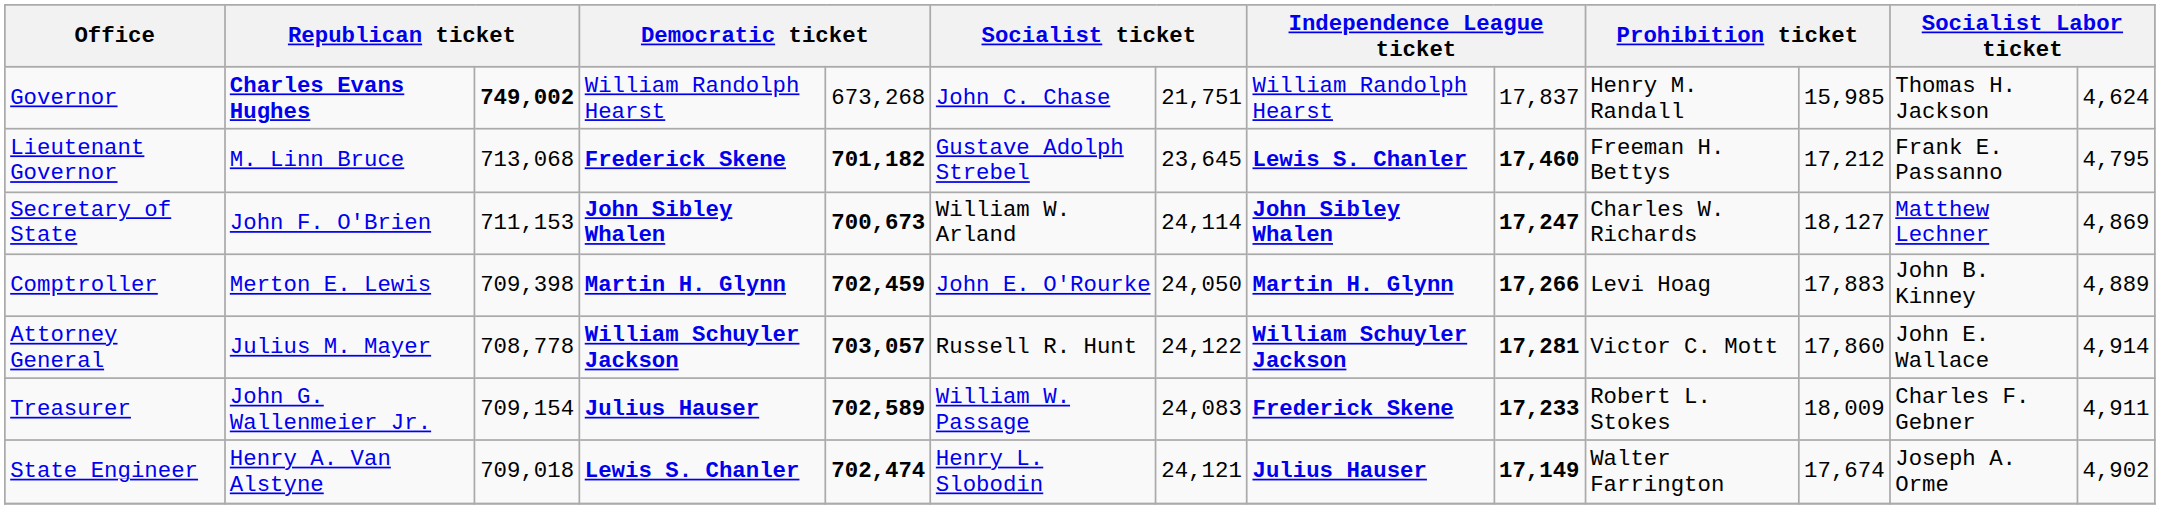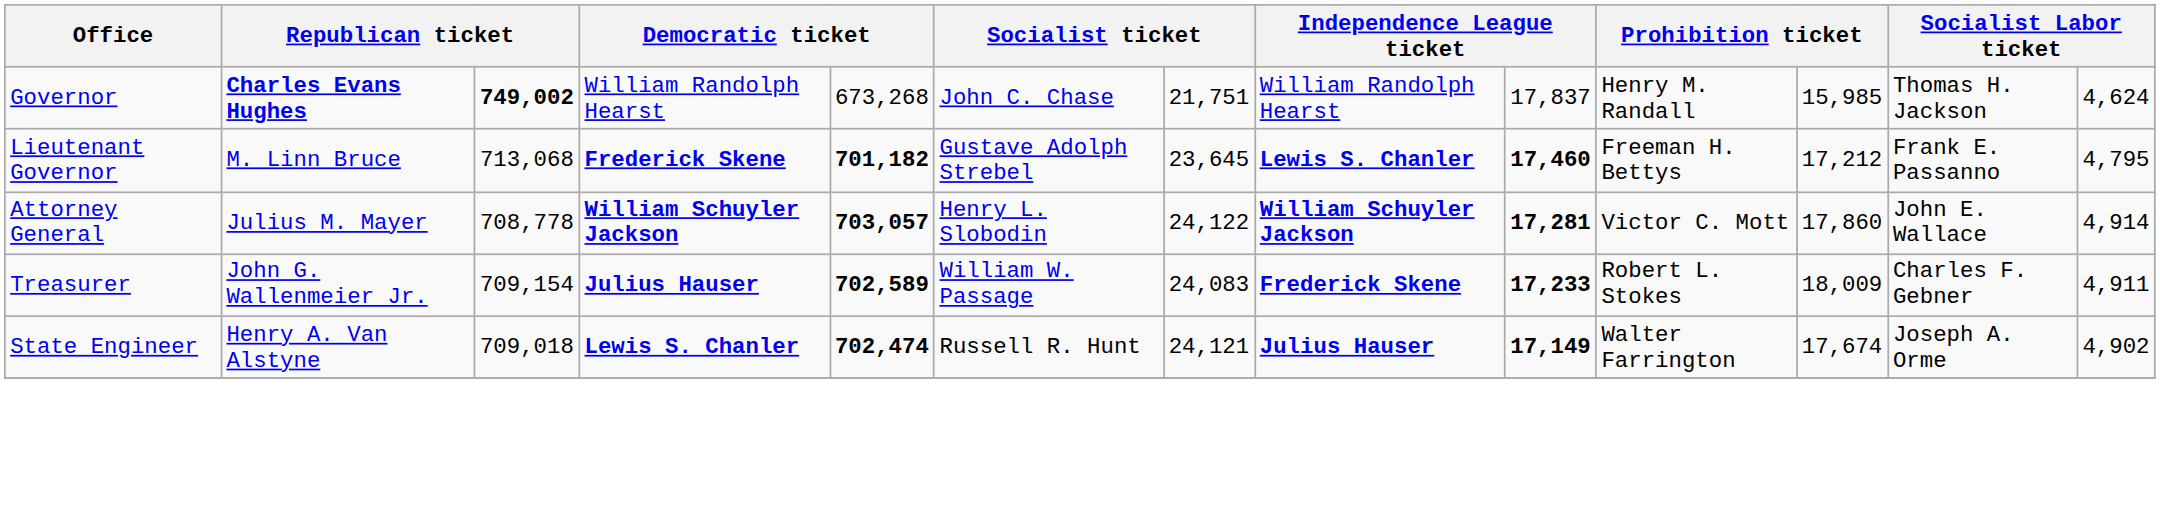- row: (91, 223)
- row: (84, 285)
(1037, 347) Russell R. Hunt -> (993, 223) Henry L. Slobodin
(990, 472) Henry L. Slobodin -> (1040, 347) Russell R. Hunt
